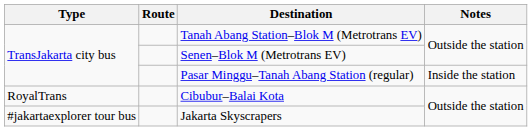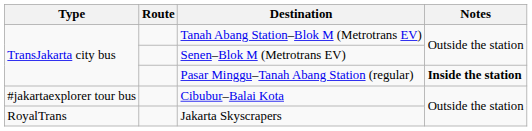(471, 75) normal -> (475, 75) bold
(37, 95) RoyalTrans -> (72, 95) #jakartaexplorer tour bus
(72, 116) #jakartaexplorer tour bus -> (37, 116) RoyalTrans
